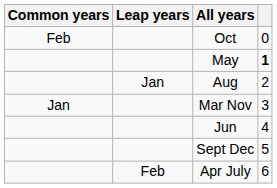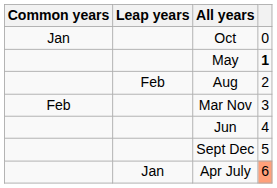(59, 37) Feb -> (59, 37) Jan
(153, 82) Jan -> (153, 82) Feb
(59, 104) Jan -> (59, 104) Feb
(153, 171) Feb -> (153, 171) Jan
(265, 171) no background -> (265, 171) lightsalmon background
